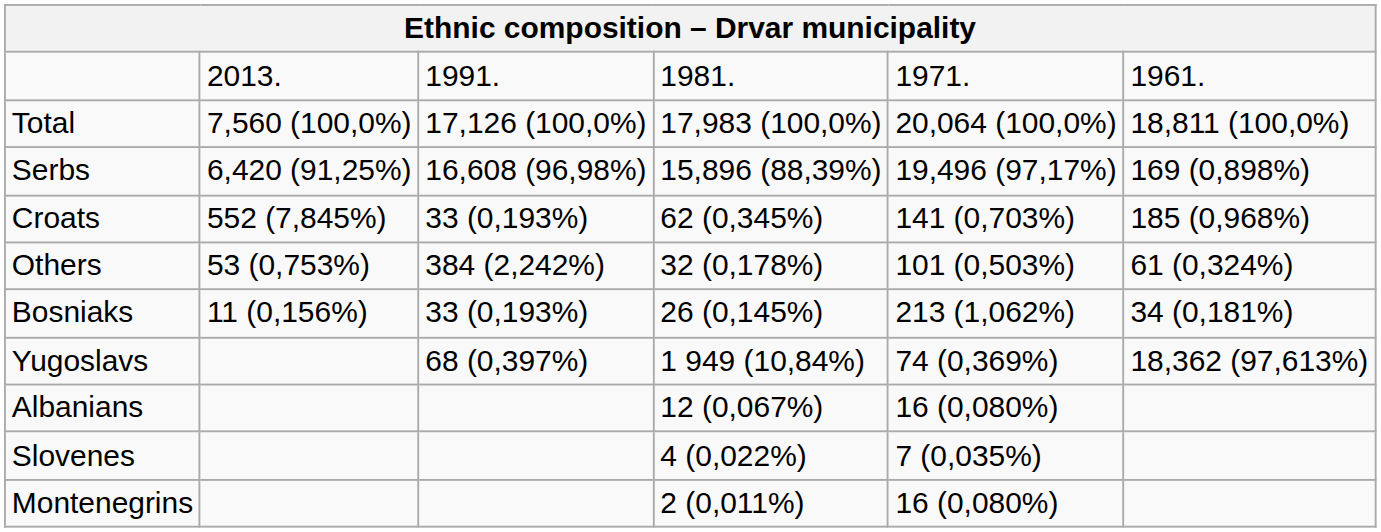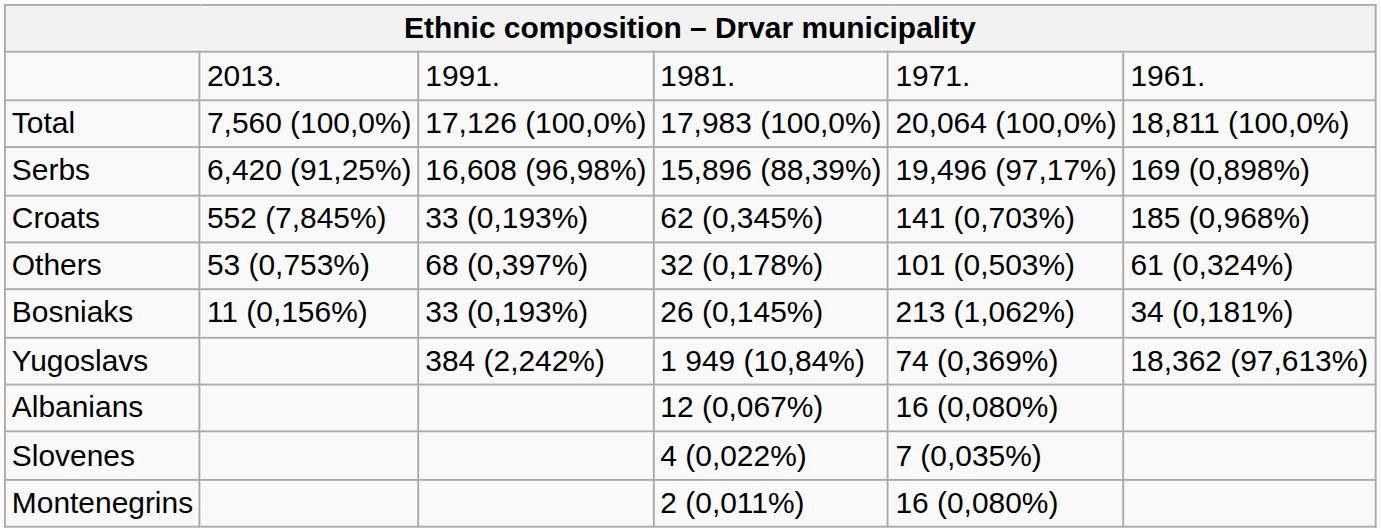(515, 265) 384 (2,242%) -> (507, 265) 68 (0,397%)
(507, 360) 68 (0,397%) -> (515, 360) 384 (2,242%)
